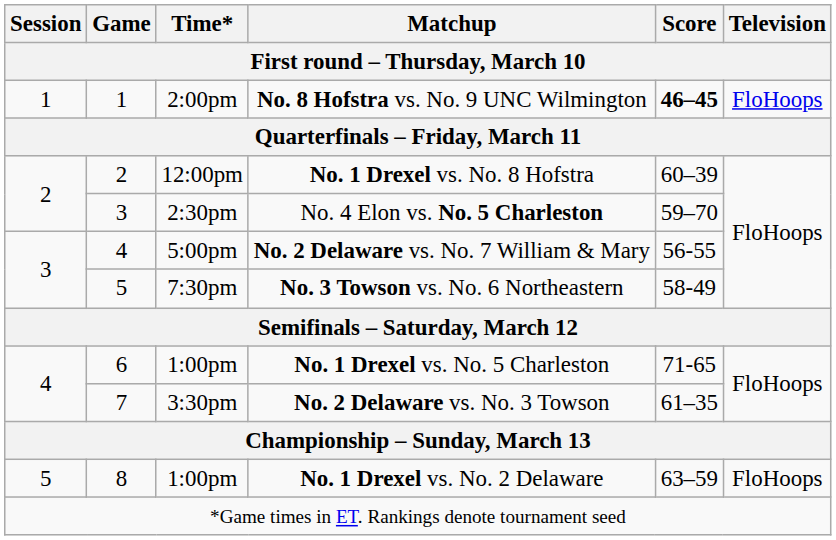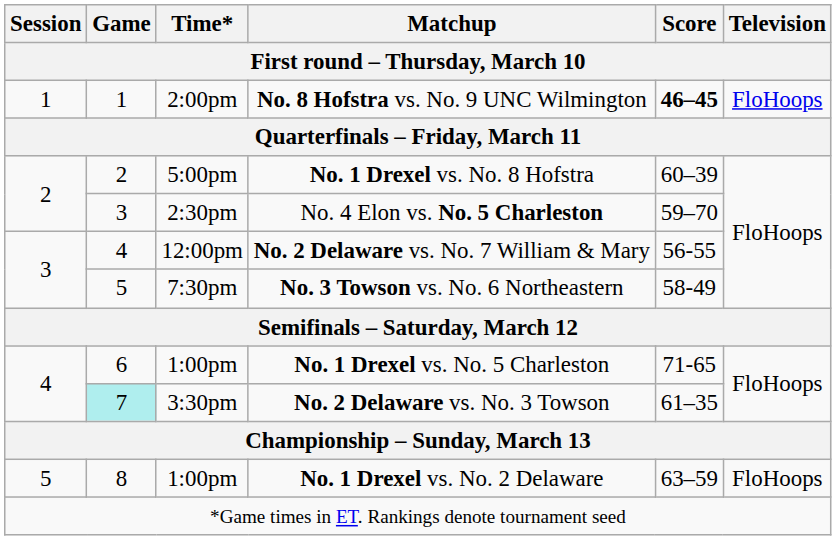(202, 174) 12:00pm -> (202, 174) 5:00pm
(202, 250) 5:00pm -> (202, 250) 12:00pm
(121, 402) no background -> (121, 402) paleturquoise background
